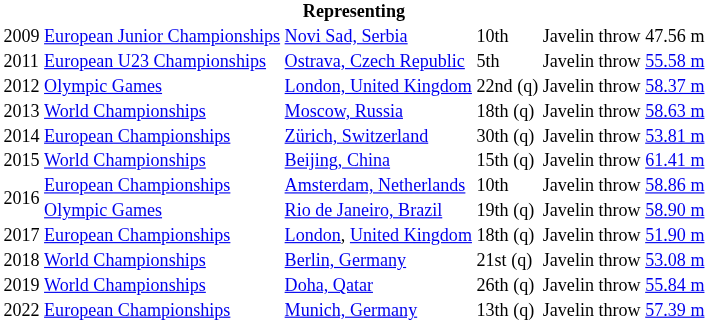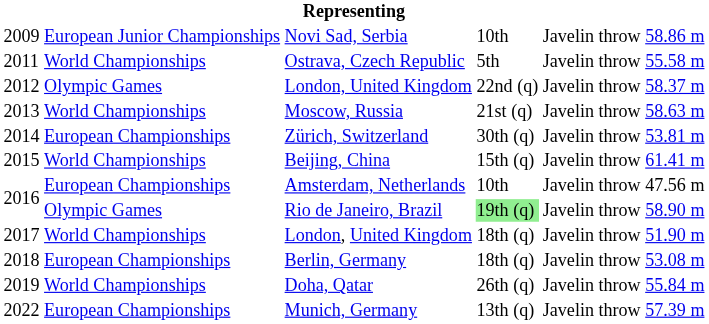(675, 36) 47.56 m -> (675, 36) 58.86 m
(155, 61) European U23 Championships -> (125, 61) World Championships
(505, 110) 18th (q) -> (504, 110) 21st (q)
(675, 185) 58.86 m -> (675, 185) 47.56 m
(505, 210) no background -> (505, 210) lightgreen background
(137, 235) European Championships -> (125, 235) World Championships
(125, 260) World Championships -> (137, 260) European Championships
(504, 260) 21st (q) -> (505, 260) 18th (q)
